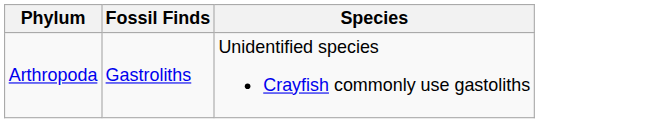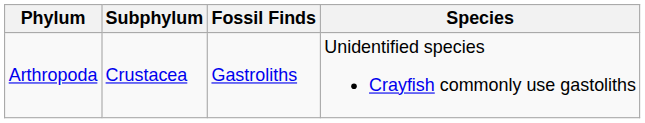+ column: (154, 18)
